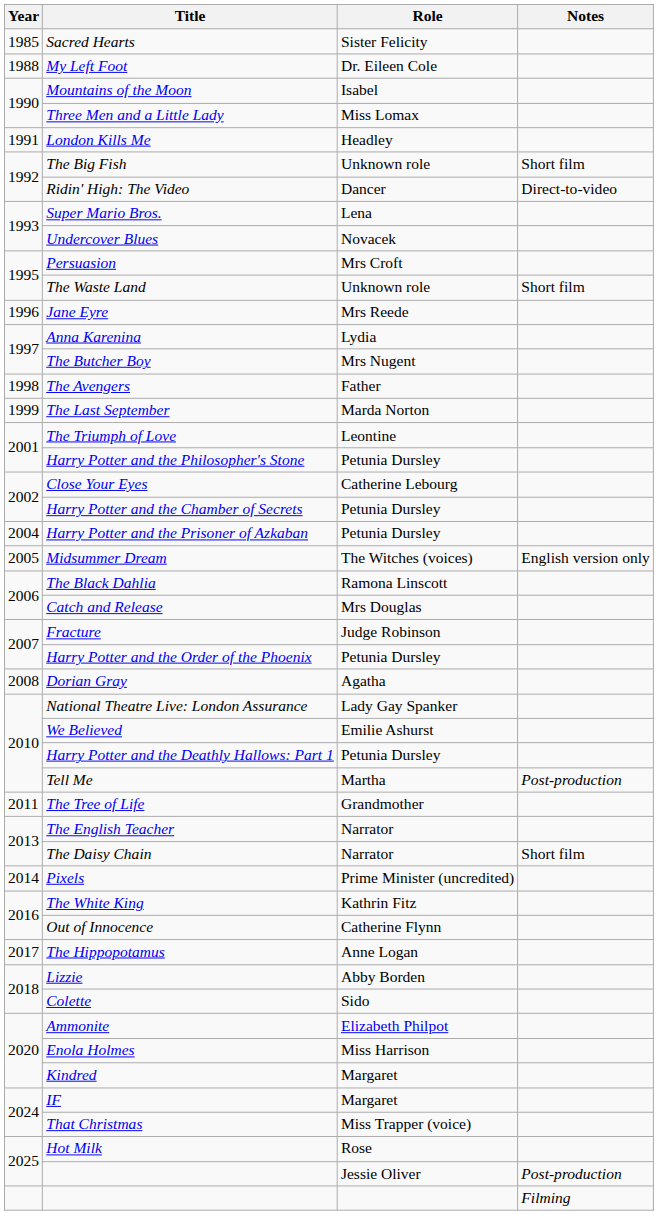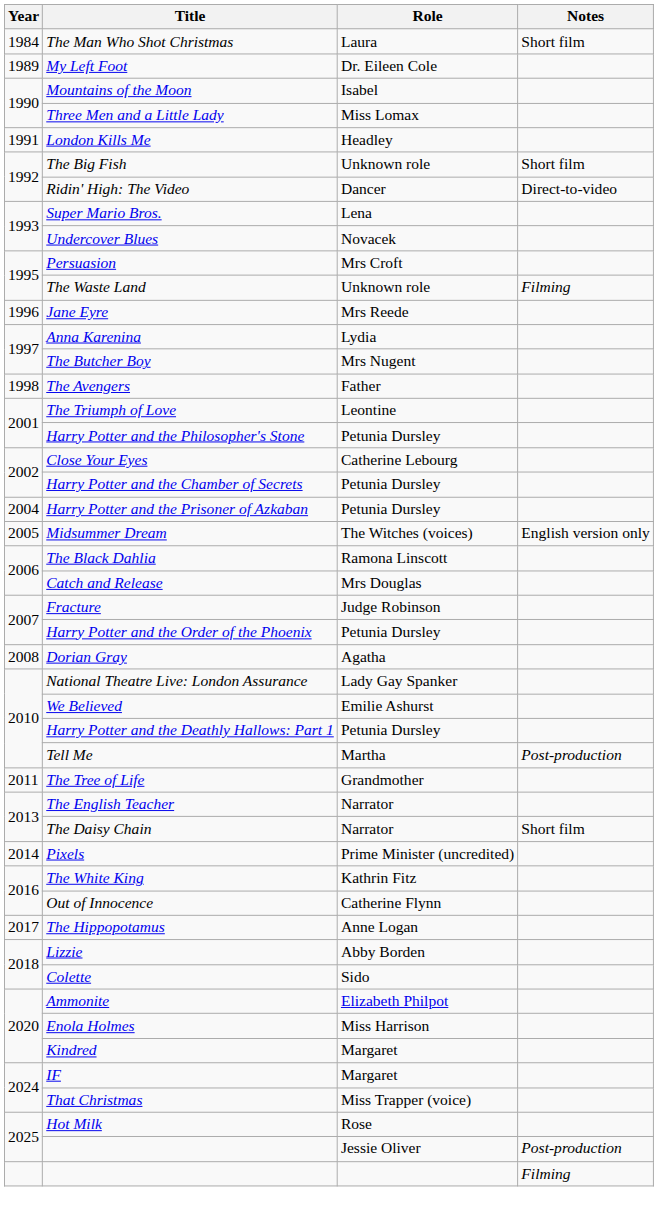+ row: (140, 41)
- row: (91, 41)
(24, 66) 1988 -> (24, 66) 1989
(553, 287) Short film -> (546, 287) Filming
- row: (108, 410)
